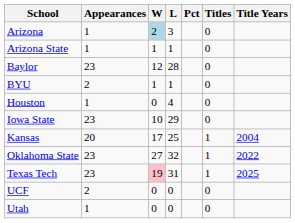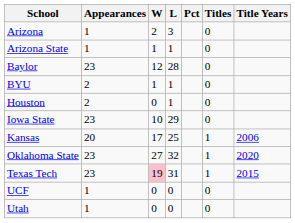(154, 31) lightblue background -> (154, 31) no background
(87, 102) 1 -> (87, 102) 2
(170, 102) 4 -> (170, 102) 1
(248, 137) 2004 -> (248, 137) 2006
(248, 155) 2022 -> (248, 155) 2020
(248, 173) 2025 -> (248, 173) 2015
(87, 191) 2 -> (87, 191) 1
